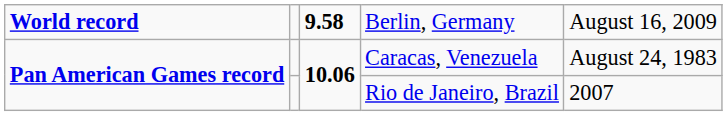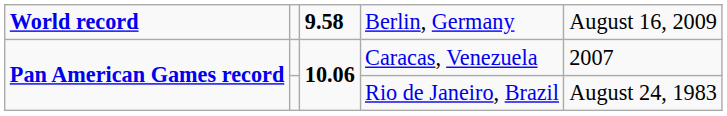(643, 57) August 24, 1983 -> (591, 57) 2007
(591, 92) 2007 -> (643, 92) August 24, 1983
